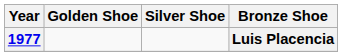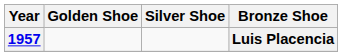(24, 39) 1977 -> (24, 39) 1957
